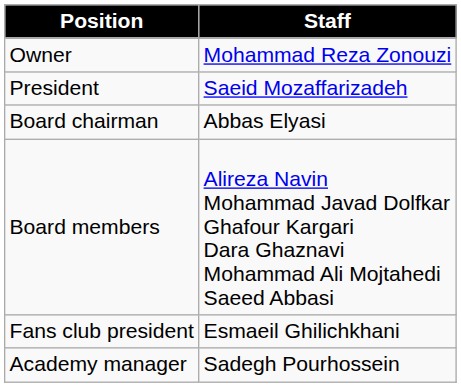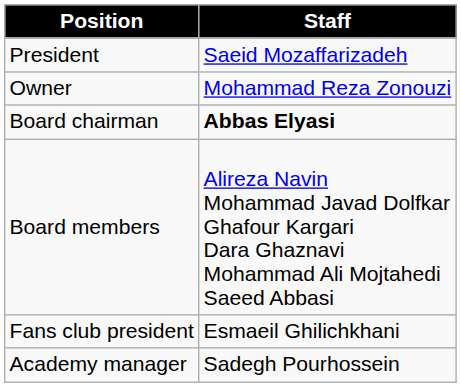rows swapped: (41, 54) <-> (54, 88)
(265, 121) normal -> (269, 121) bold
